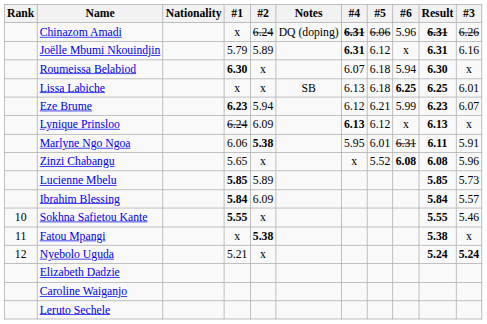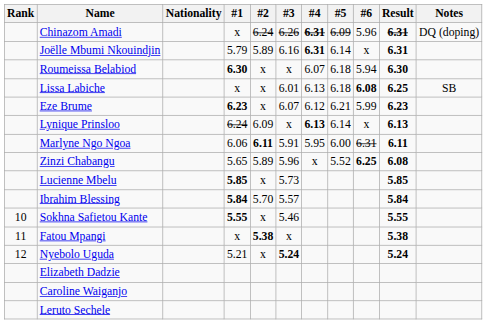columns swapped: (469, 13) <-> (309, 13)
(380, 32) 6.06 -> (340, 32) 6.09
(380, 50) 6.12 -> (340, 50) 6.14
(406, 87) 6.25 -> (366, 87) 6.08
(263, 106) 5.94 -> (263, 106) x
(380, 124) 6.12 -> (340, 124) 6.14
(263, 143) 5.38 -> (263, 143) 6.11
(380, 143) 6.01 -> (340, 143) 6.00
(263, 161) x -> (263, 161) 5.89
(406, 161) 6.08 -> (366, 161) 6.25
(263, 180) 5.89 -> (263, 180) x
(263, 198) 6.09 -> (263, 198) 5.70
